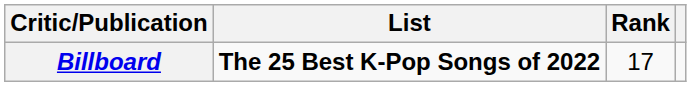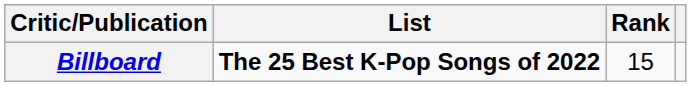(641, 61) 17 -> (641, 61) 15
